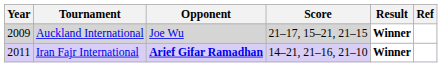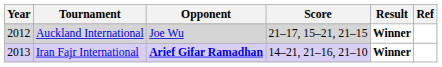(19, 33) 2009 -> (19, 33) 2012
(19, 52) 2011 -> (19, 52) 2013
